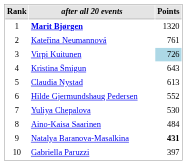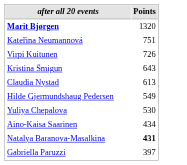- column: (17, 12)
(173, 40) 761 -> (149, 40) 751
(173, 54) lightblue background -> (149, 54) no background
(173, 96) 552 -> (149, 96) 549
(173, 124) 484 -> (149, 124) 434
